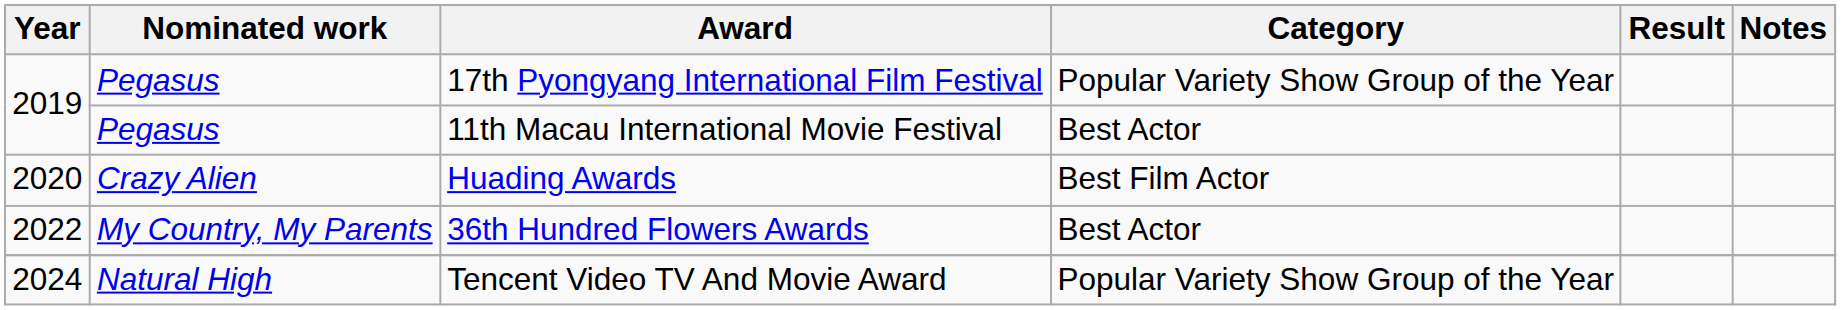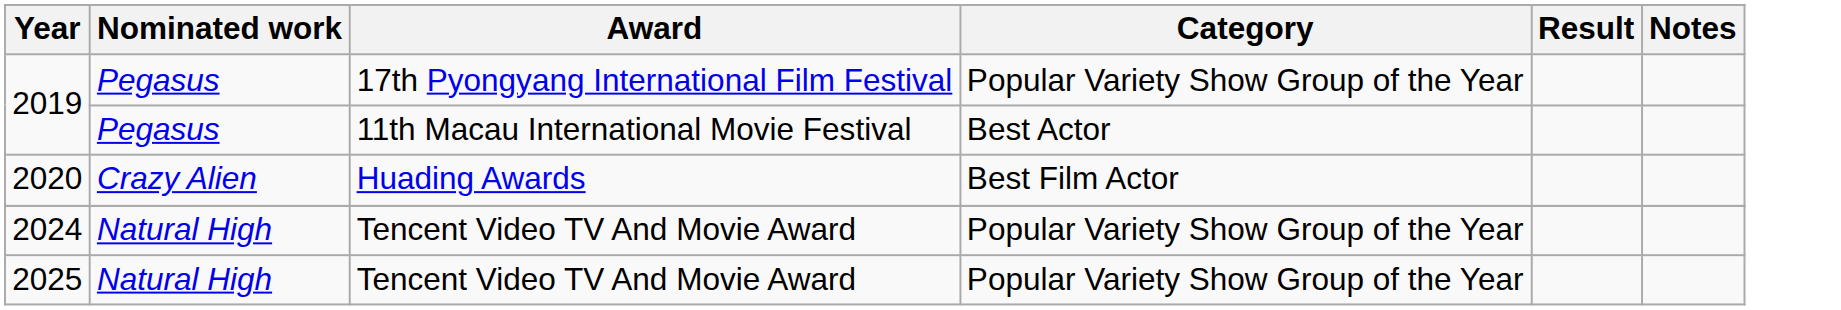- row: (47, 229)
+ row: (47, 279)
